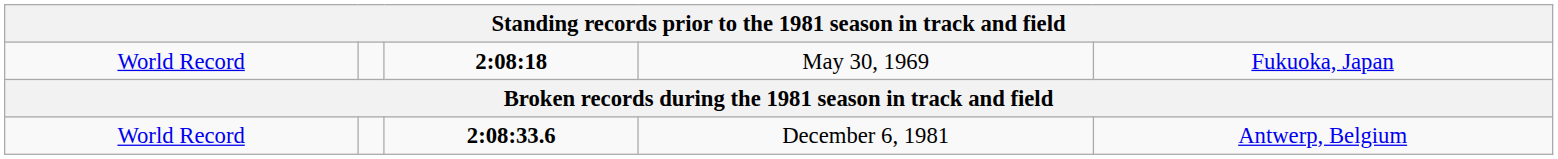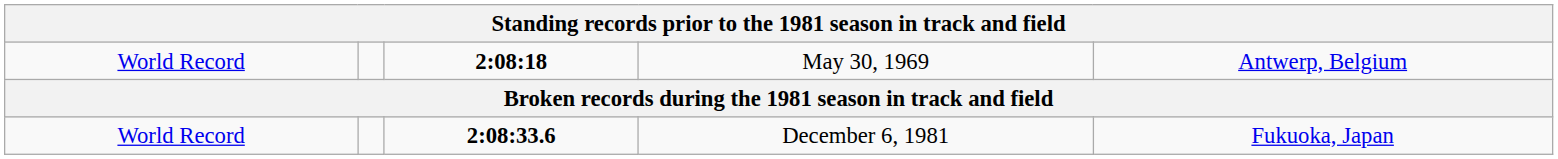(1323, 60) Fukuoka, Japan -> (1323, 60) Antwerp, Belgium
(1323, 135) Antwerp, Belgium -> (1323, 135) Fukuoka, Japan
